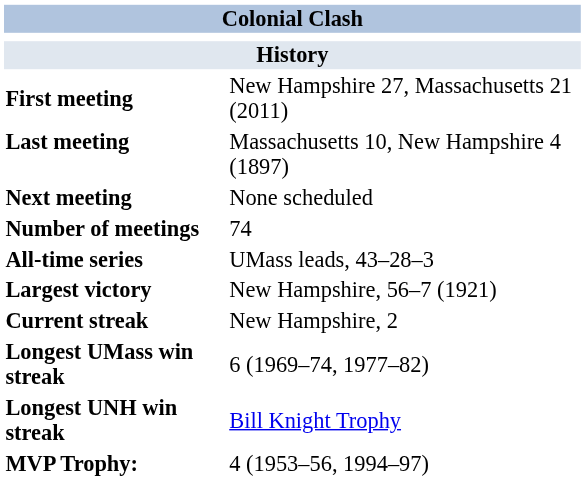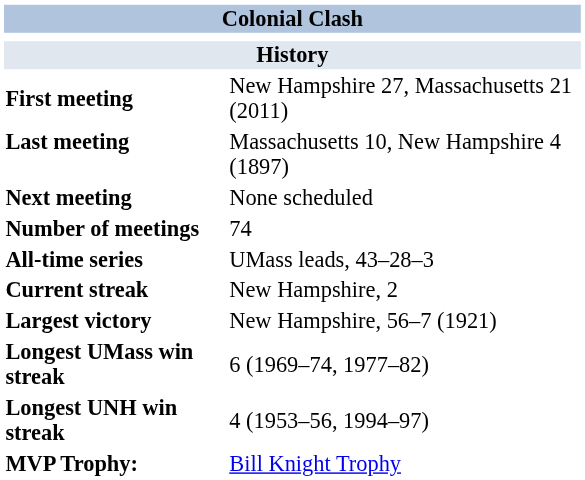rows swapped: (78, 290) <-> (77, 320)
(315, 420) Bill Knight Trophy -> (329, 420) 4 (1953–56, 1994–97)
(329, 463) 4 (1953–56, 1994–97) -> (315, 463) Bill Knight Trophy
